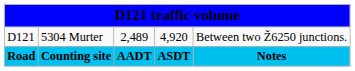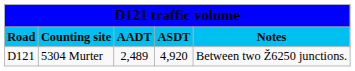rows swapped: (21, 56) <-> (21, 36)
